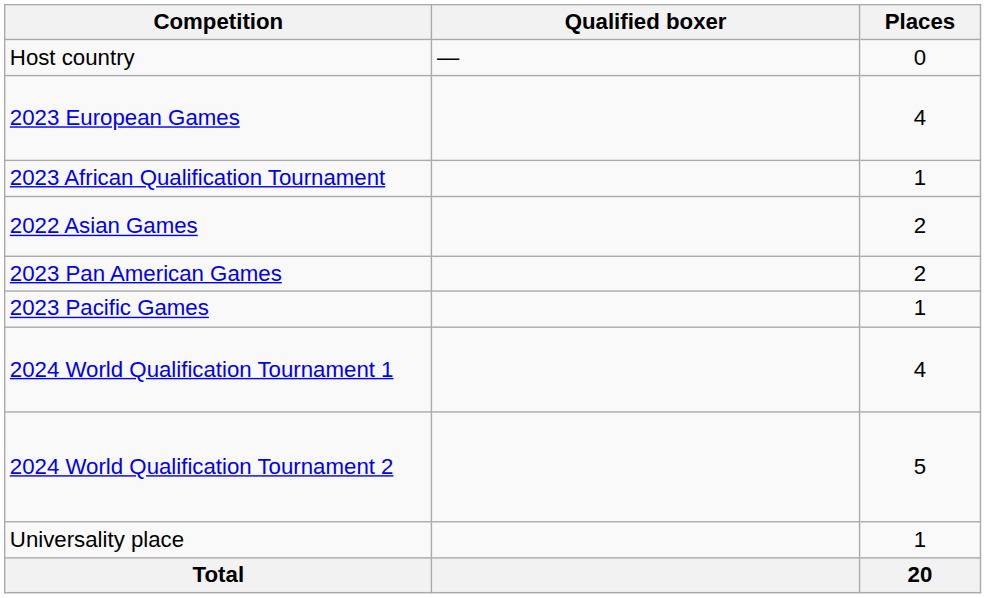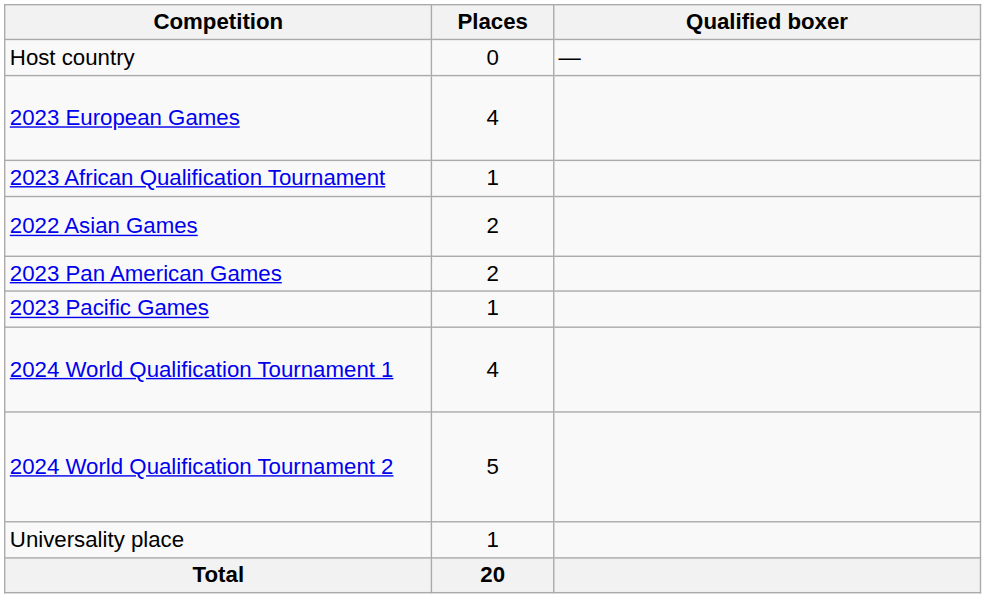columns swapped: (920, 22) <-> (646, 22)
